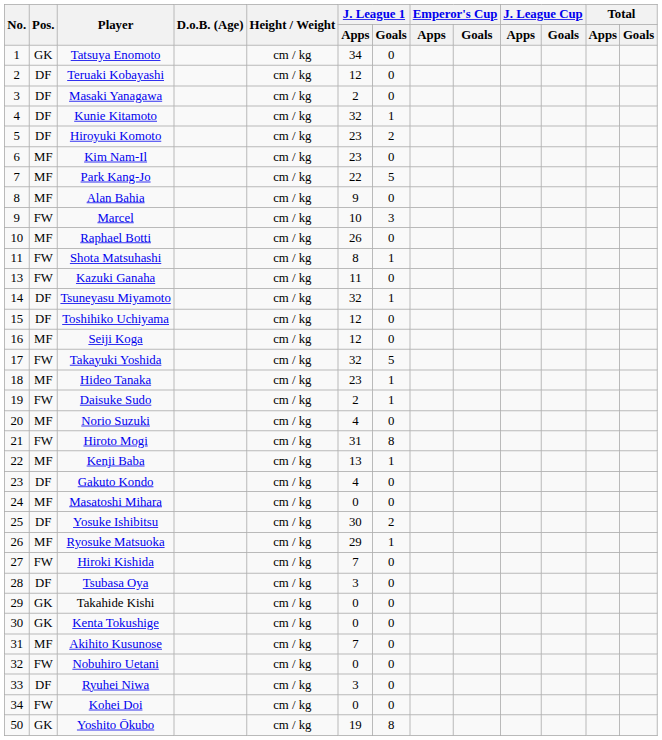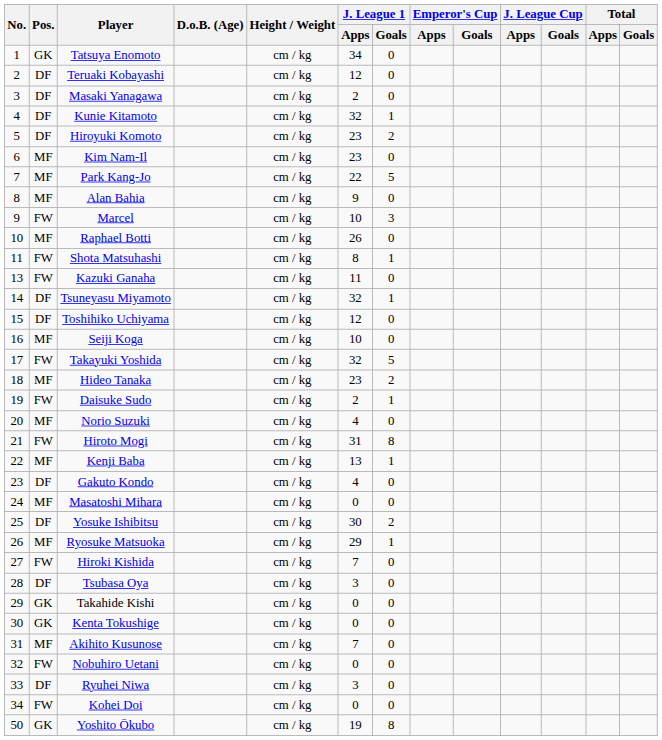(355, 339) 12 -> (355, 339) 10
(391, 380) 1 -> (391, 380) 2
